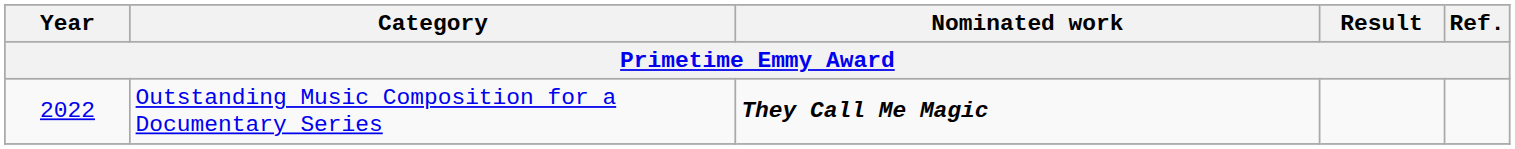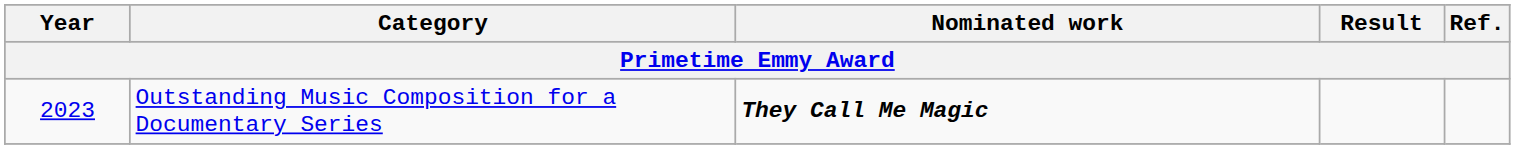(68, 111) 2022 -> (68, 111) 2023
